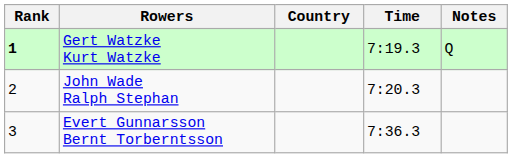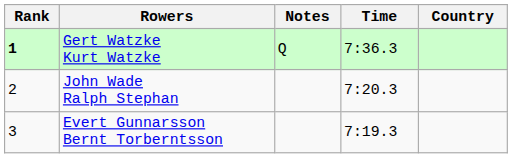columns swapped: (319, 17) <-> (474, 17)
(394, 49) 7:19.3 -> (371, 49) 7:36.3
(394, 132) 7:36.3 -> (371, 132) 7:19.3
